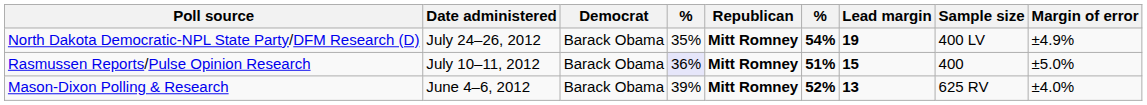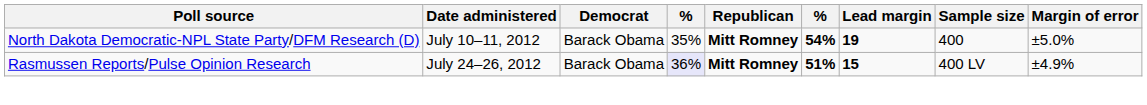(484, 40) July 24–26, 2012 -> (483, 40) July 10–11, 2012
(962, 40) 400 LV -> (951, 40) 400
(1053, 40) ±4.9% -> (1053, 40) ±5.0%
(483, 64) July 10–11, 2012 -> (484, 64) July 24–26, 2012
(951, 64) 400 -> (962, 64) 400 LV
(1053, 64) ±5.0% -> (1053, 64) ±4.9%
- row: (118, 87)
